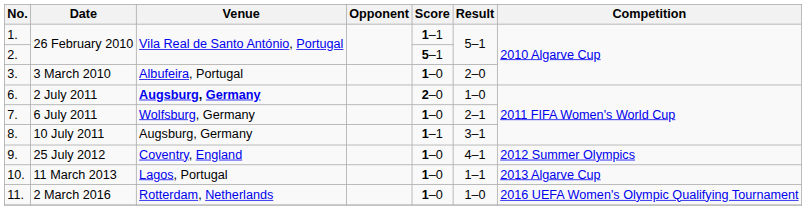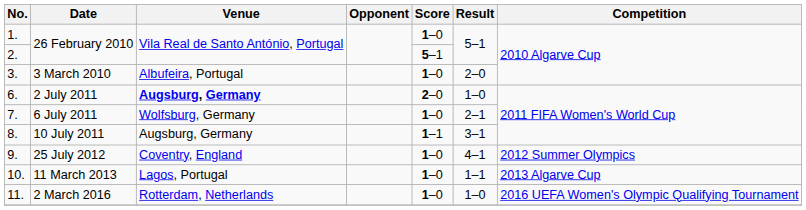(432, 34) 1–1 -> (432, 34) 1–0
